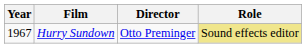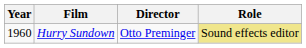(19, 33) 1967 -> (19, 33) 1960
